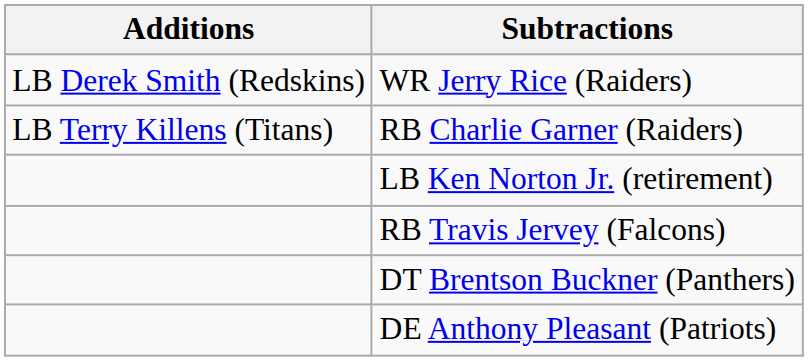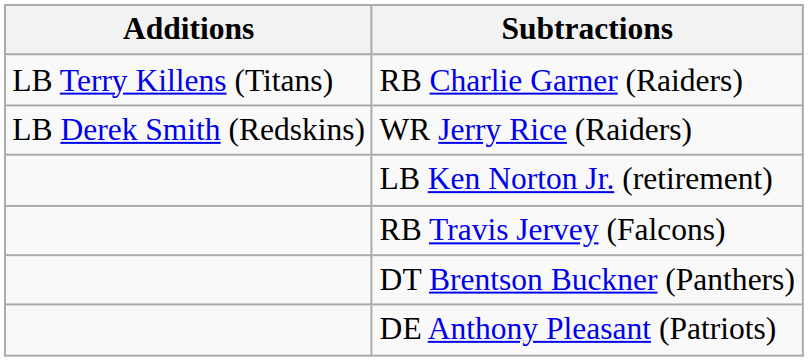rows swapped: (536, 79) <-> (561, 129)
